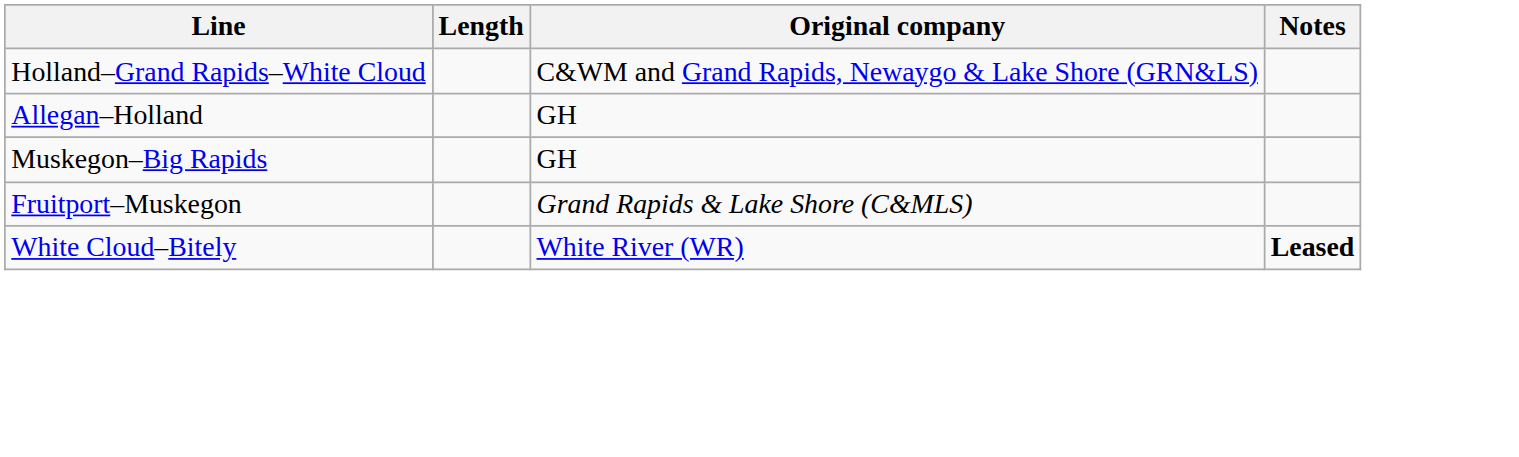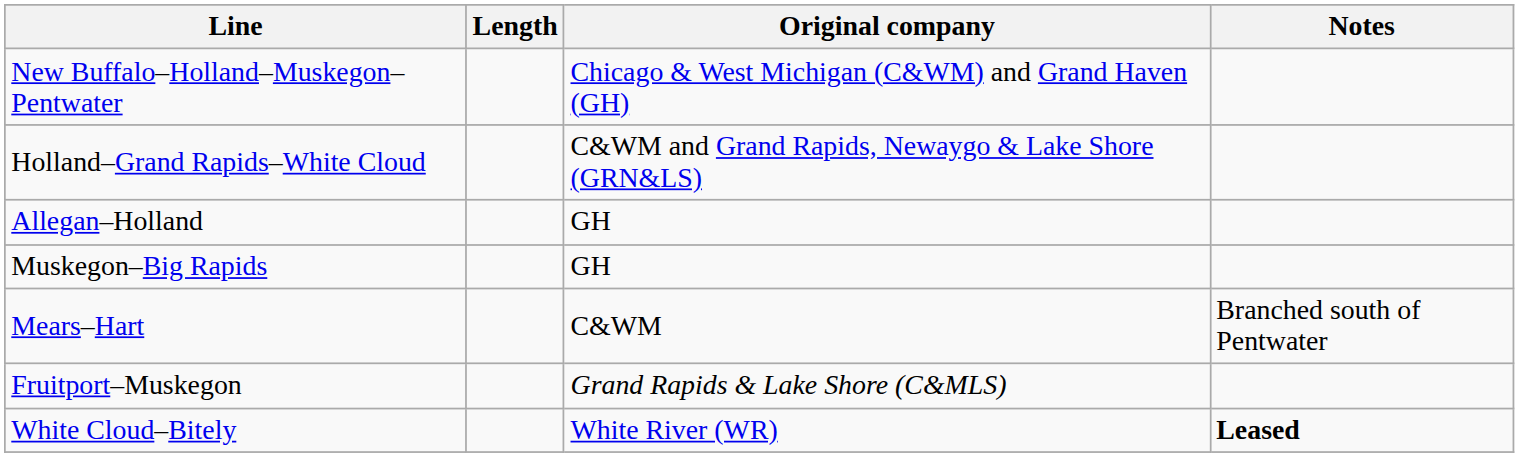+ row: (208, 86)
+ row: (78, 325)
